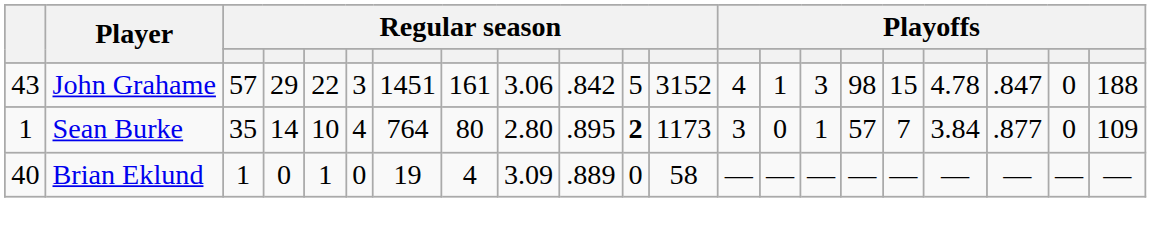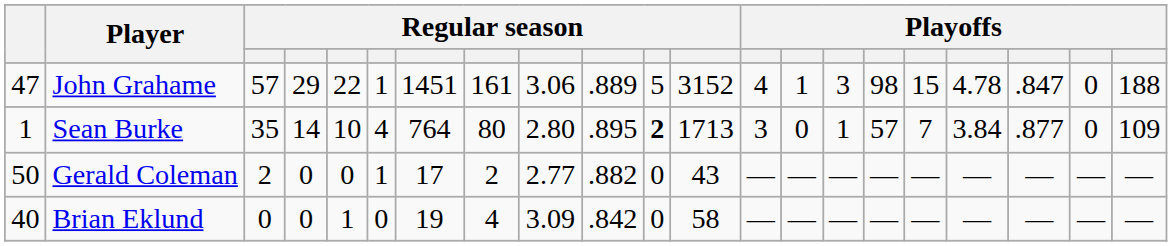(25, 84) 43 -> (25, 84) 47
(359, 84) 3 -> (381, 84) 1
(591, 84) .842 -> (613, 84) .889
(684, 129) 1173 -> (706, 129) 1713
+ row: (145, 173)
(243, 173) 1 -> (265, 218) 0
(591, 173) .889 -> (613, 218) .842
